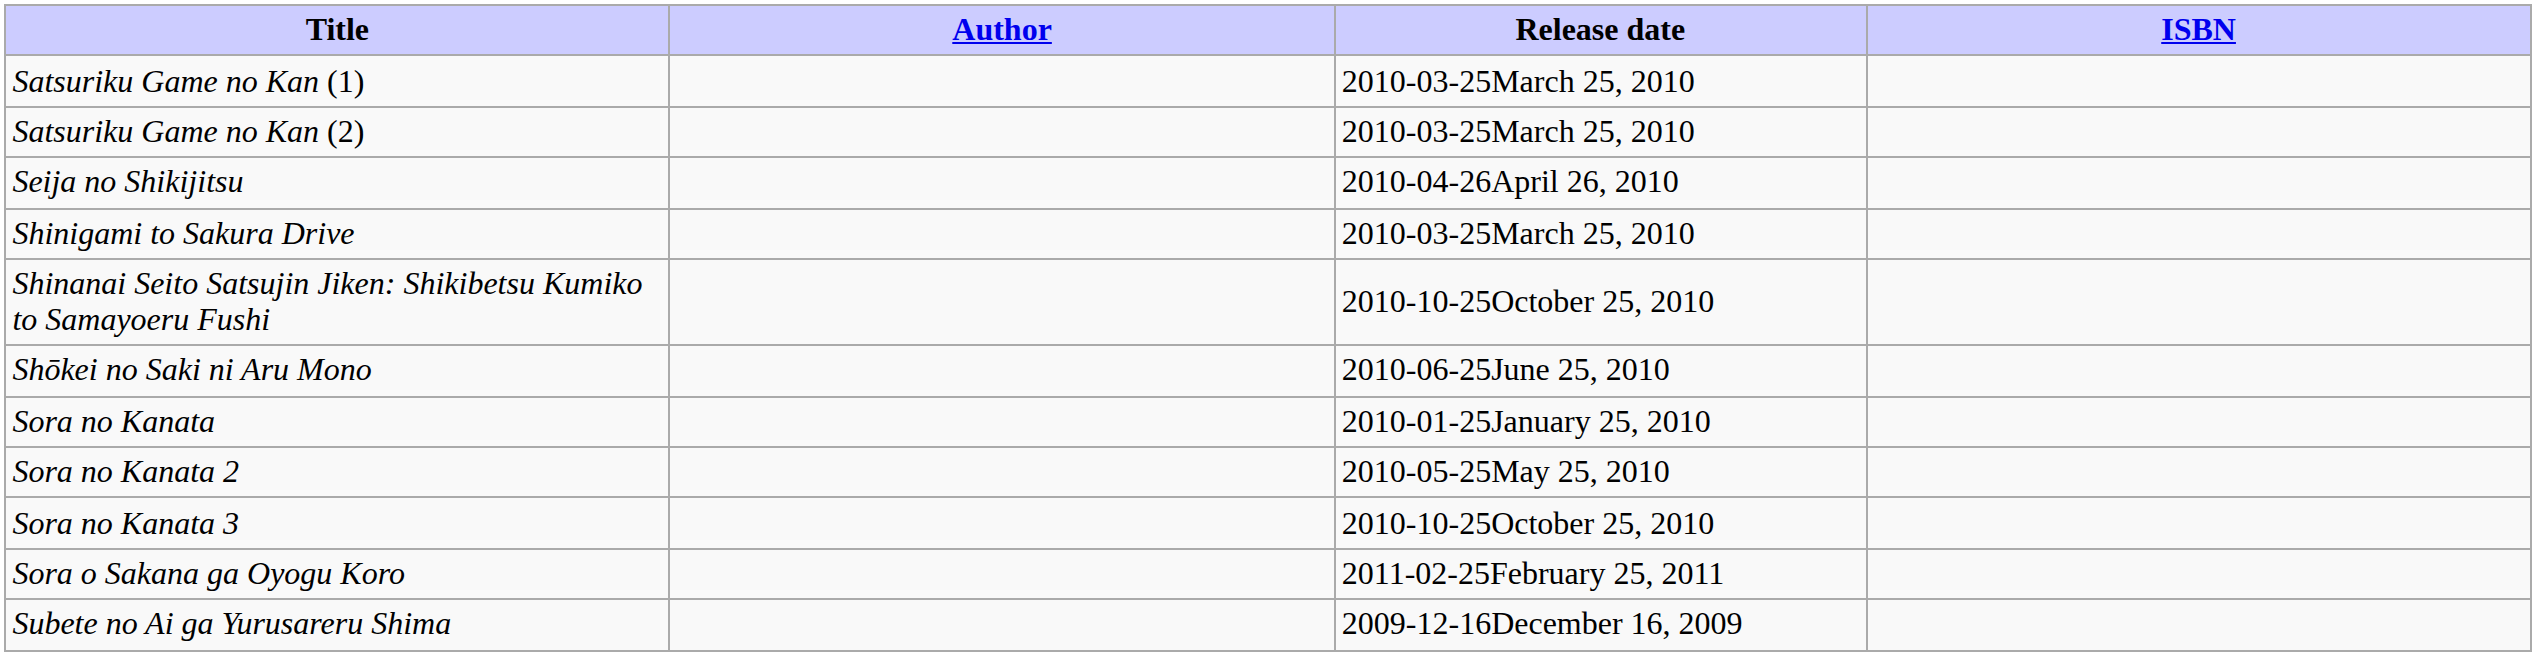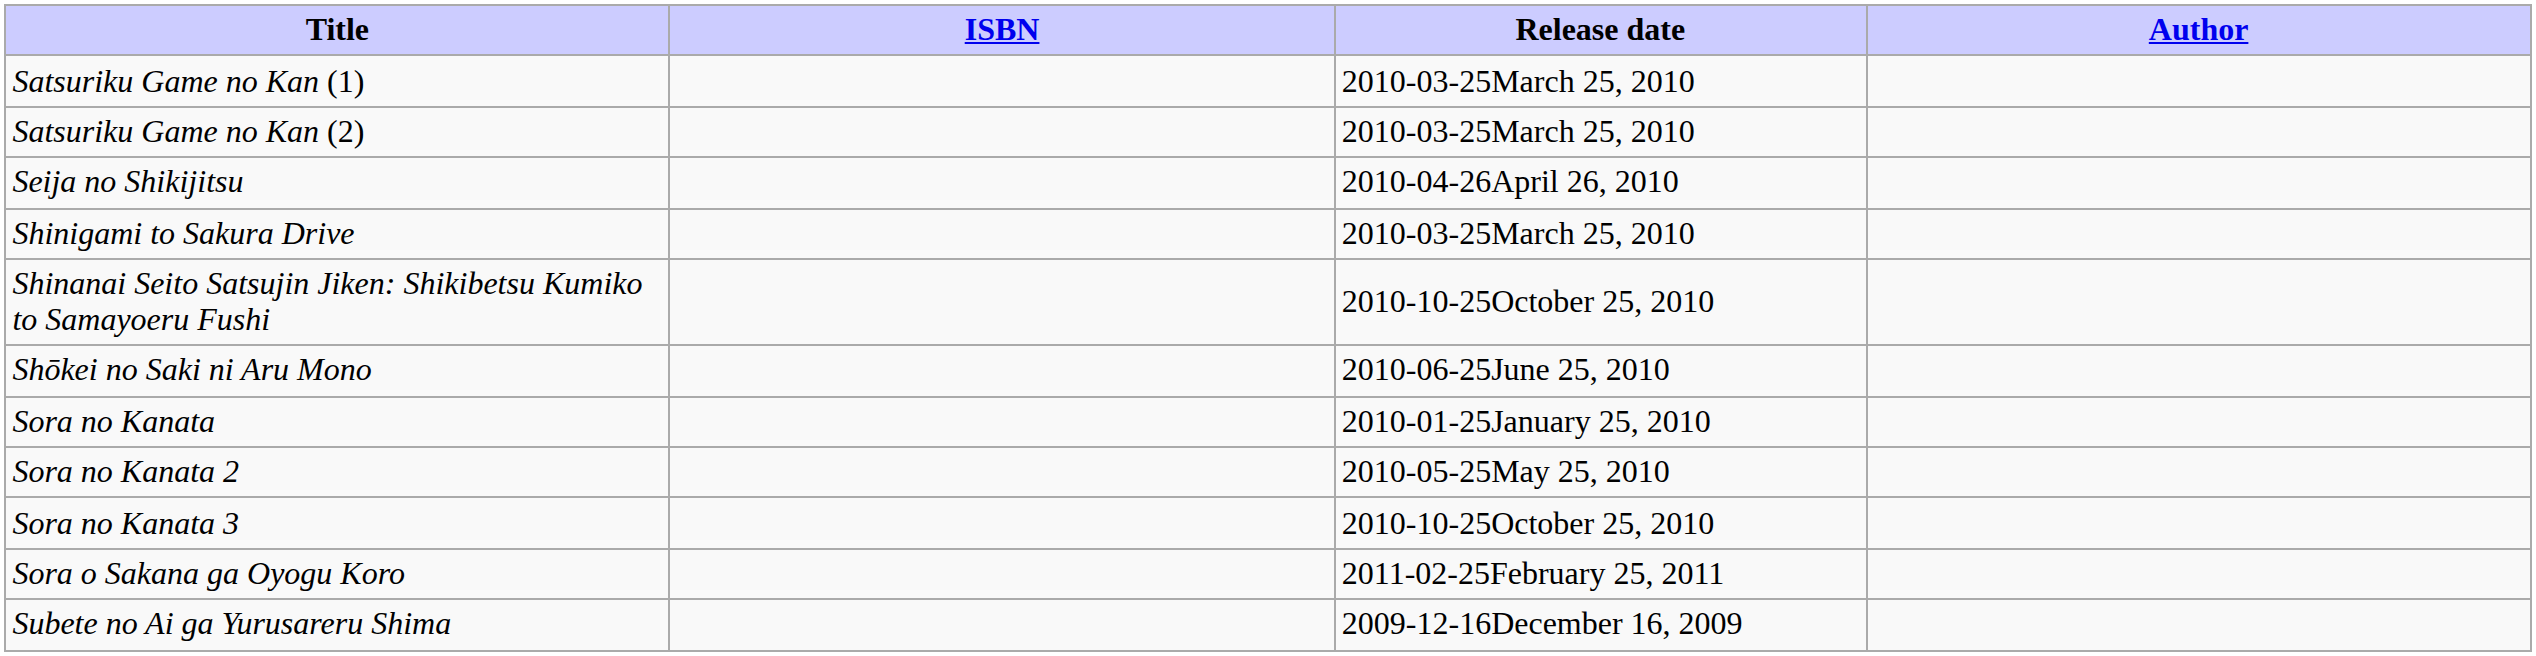columns swapped: (1002, 29) <-> (2199, 29)
